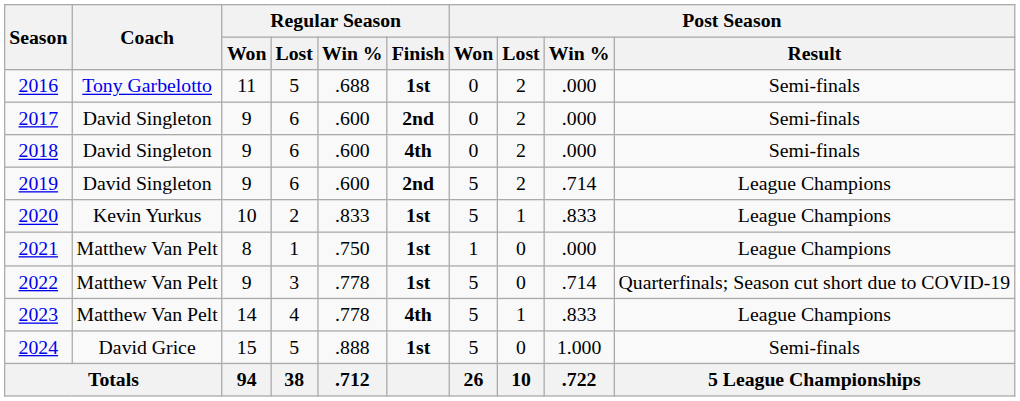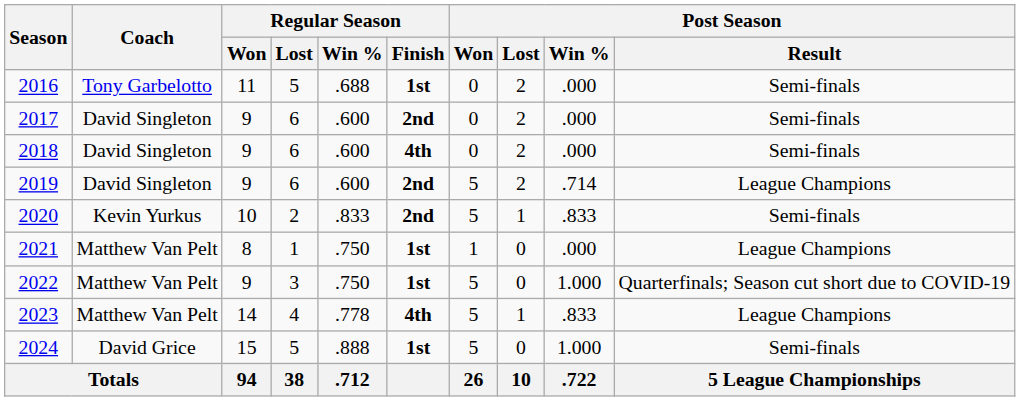(418, 216) 1st -> (418, 216) 2nd
(814, 216) League Champions -> (814, 216) Semi-finals
(352, 281) .778 -> (352, 281) .750
(579, 281) .714 -> (579, 281) 1.000
